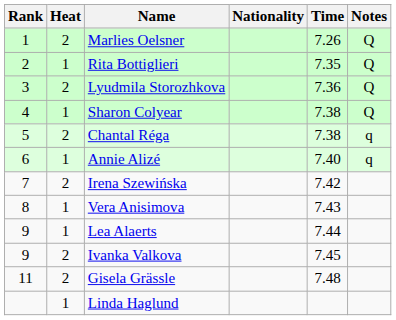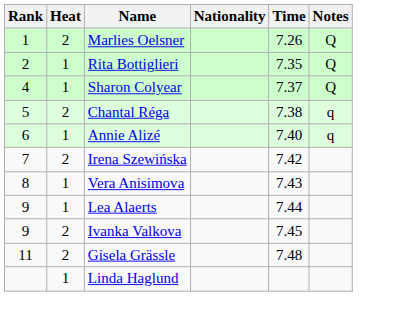- row: (157, 87)
(328, 111) 7.38 -> (289, 87) 7.37
